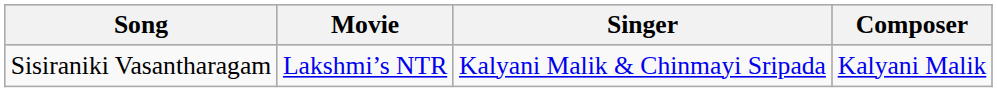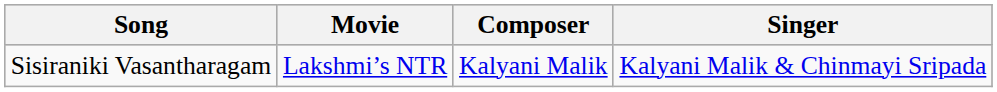columns swapped: (912, 24) <-> (642, 24)
